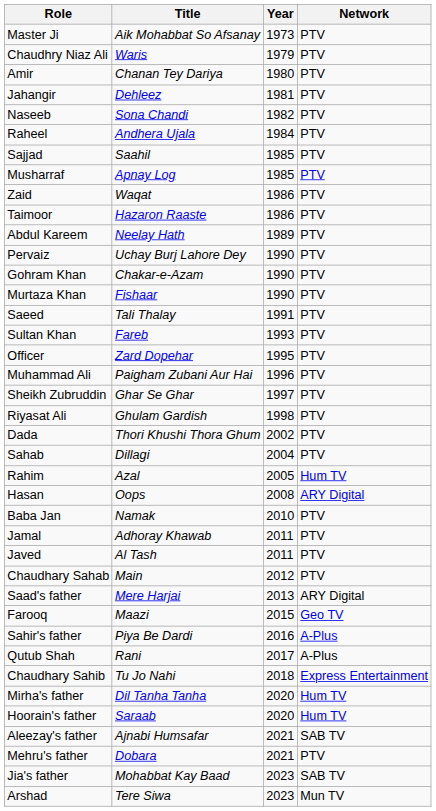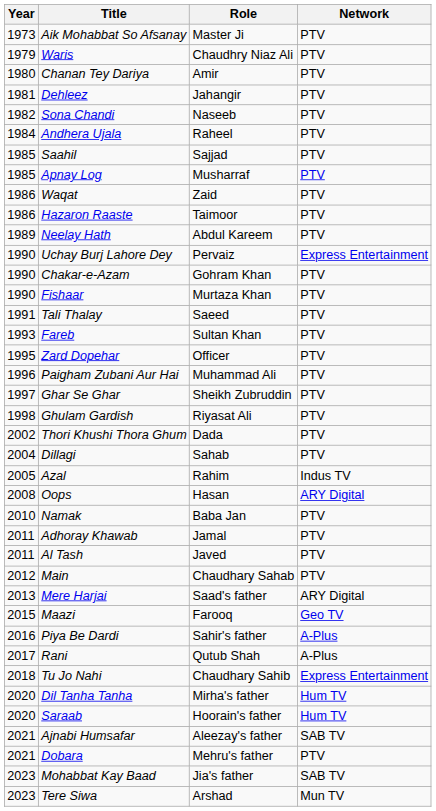columns swapped: (280, 14) <-> (58, 14)
(313, 255) PTV -> (364, 255) Express Entertainment
(323, 475) Hum TV -> (325, 475) Indus TV
